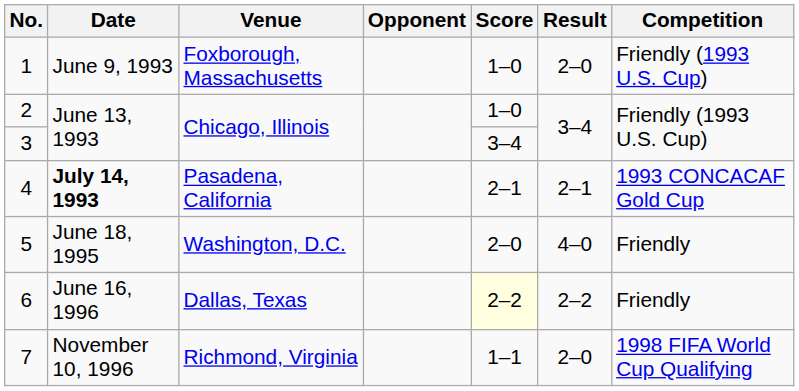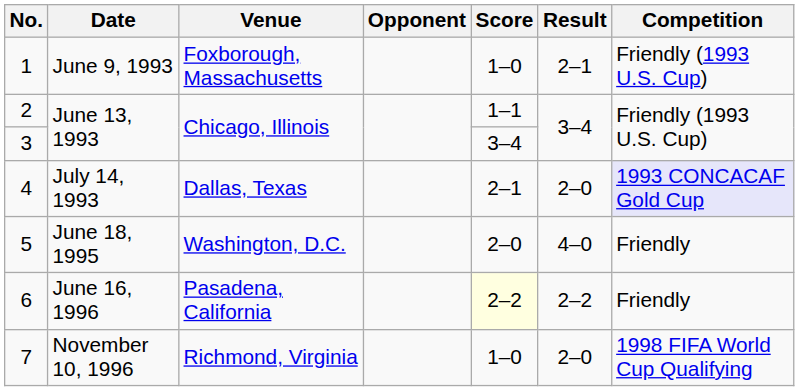(575, 65) 2–0 -> (575, 65) 2–1
(504, 110) 1–0 -> (504, 110) 1–1
(91, 188) bold -> (88, 188) normal
(233, 188) Pasadena, California -> (245, 188) Dallas, Texas
(575, 188) 2–1 -> (575, 188) 2–0
(701, 188) no background -> (701, 188) lavender background
(245, 300) Dallas, Texas -> (233, 300) Pasadena, California
(504, 357) 1–1 -> (504, 357) 1–0
